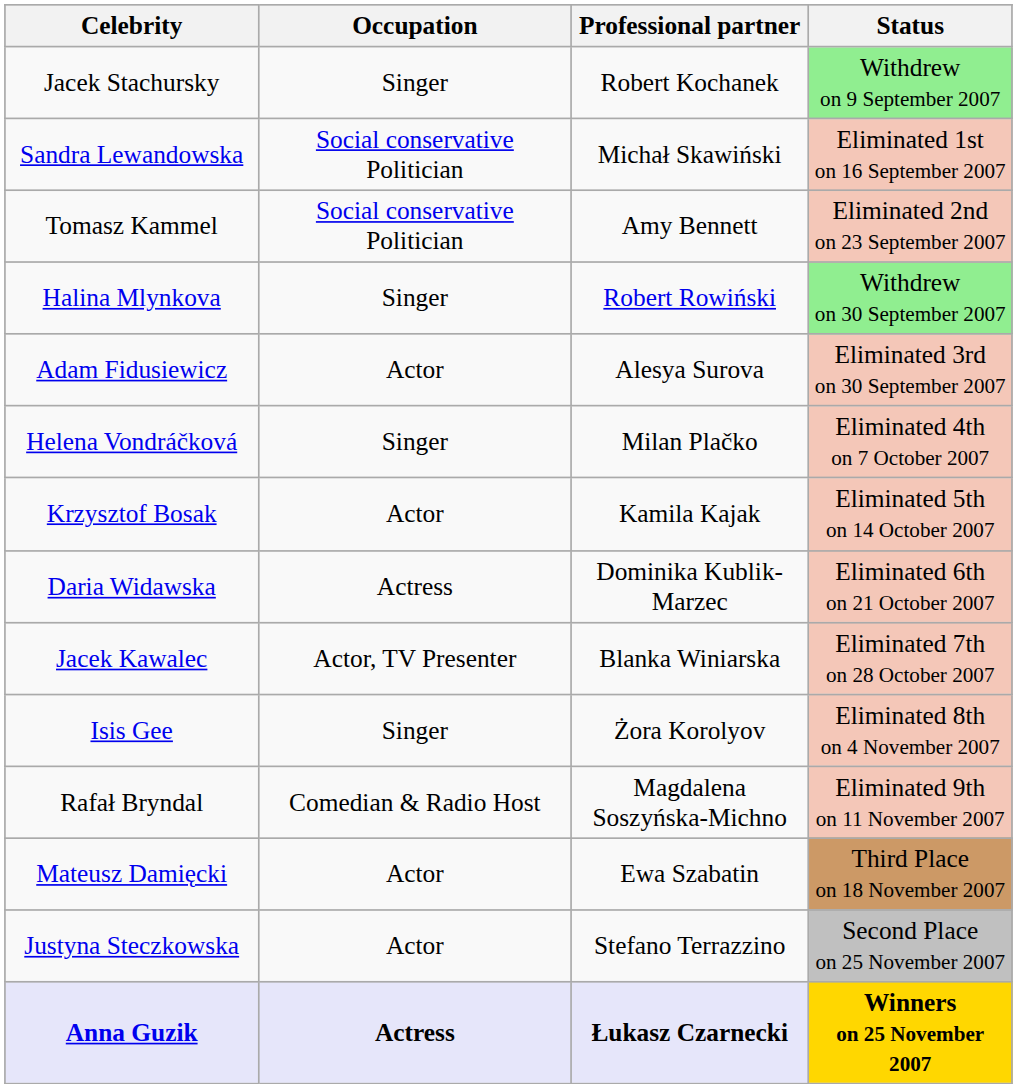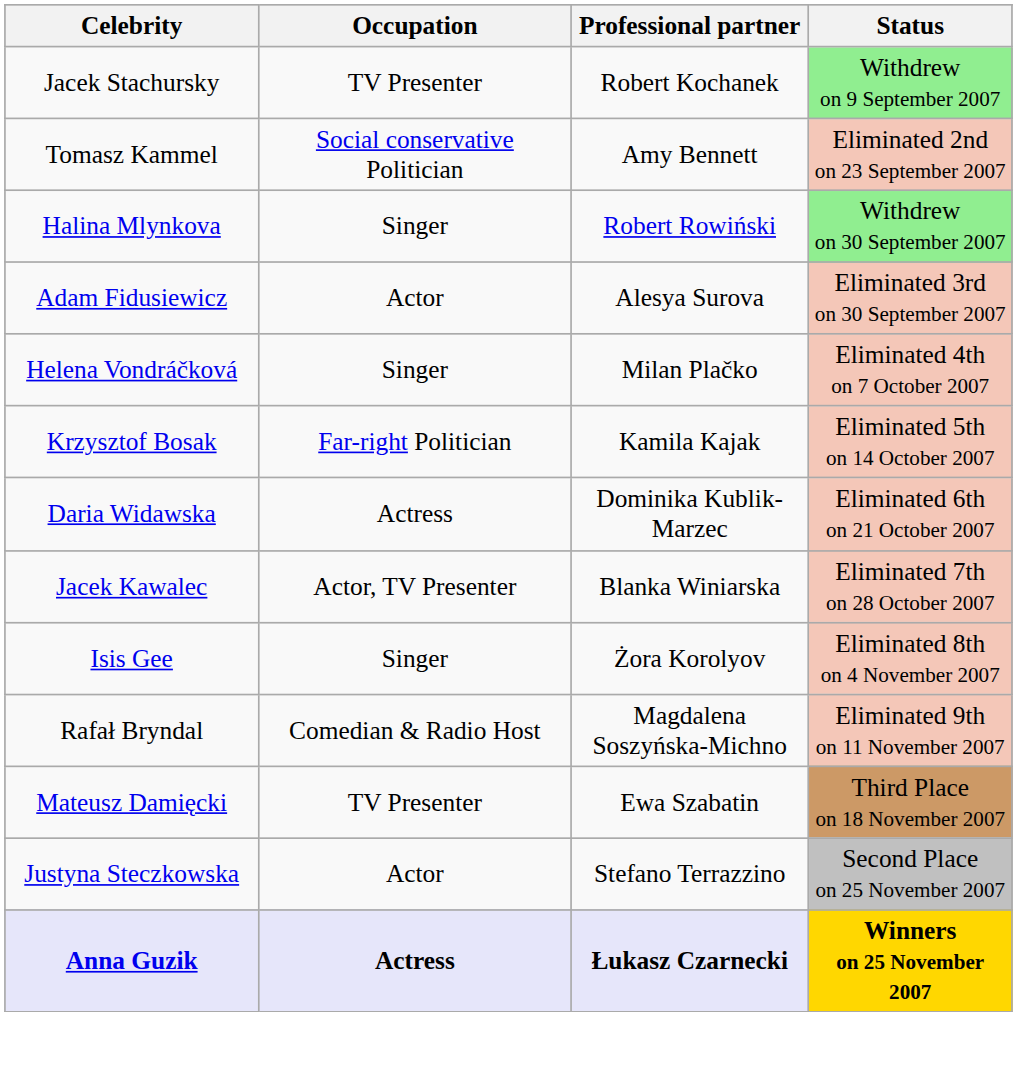(415, 82) Singer -> (415, 82) TV Presenter
- row: (132, 154)
(415, 513) Actor -> (415, 441) Far-right Politician
(415, 873) Actor -> (415, 801) TV Presenter
